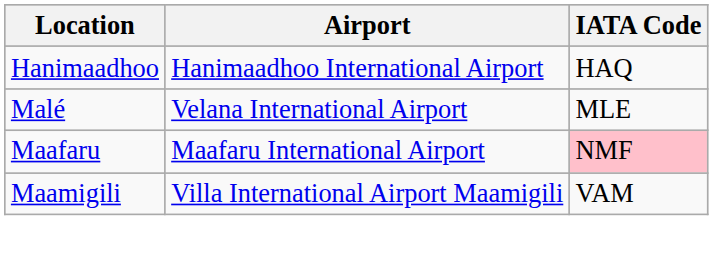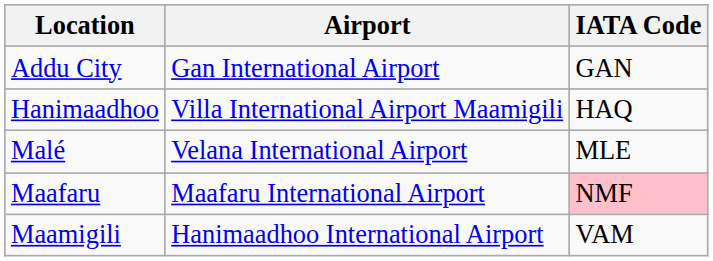+ row: (66, 67)
(357, 67) Hanimaadhoo International Airport -> (367, 109) Villa International Airport Maamigili
(367, 192) Villa International Airport Maamigili -> (357, 234) Hanimaadhoo International Airport
